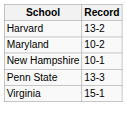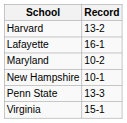+ row: (28, 45)
